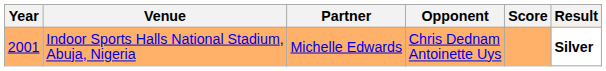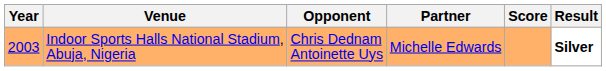columns swapped: (346, 16) <-> (455, 16)
(24, 47) 2001 -> (24, 47) 2003
